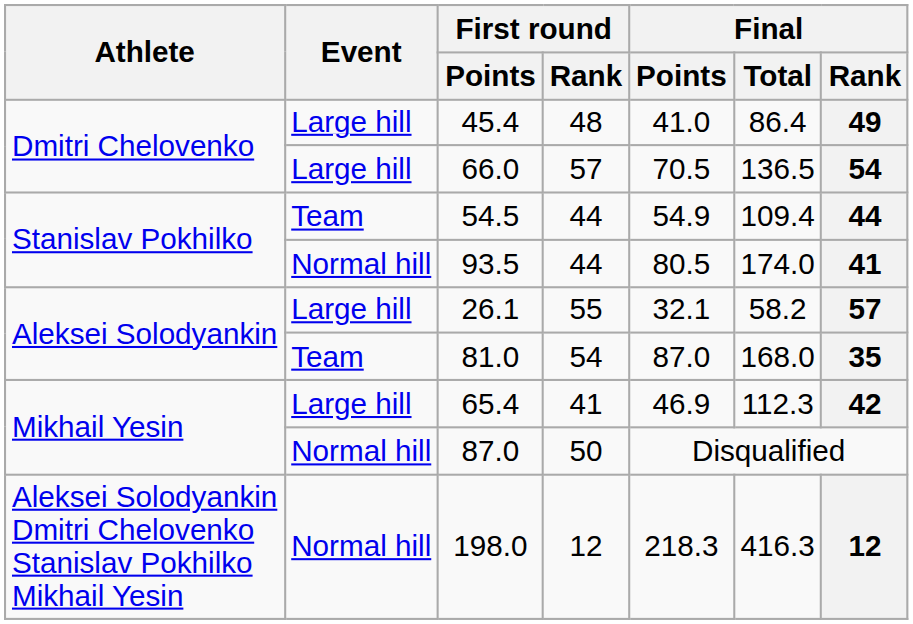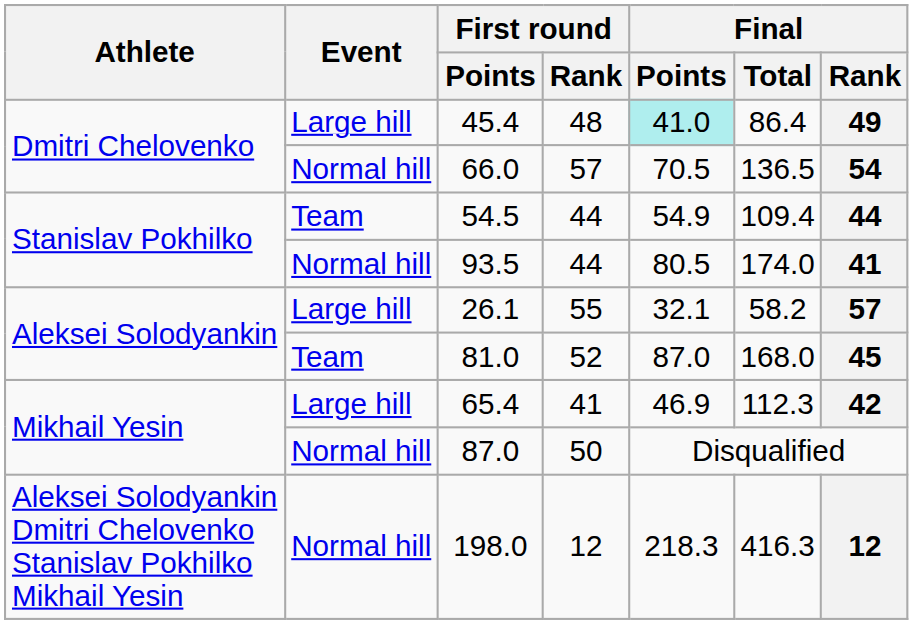(681, 123) no background -> (681, 123) paleturquoise background
(351, 169) Large hill -> (361, 169) Normal hill
(586, 357) 54 -> (586, 357) 52
(865, 357) 35 -> (865, 357) 45
